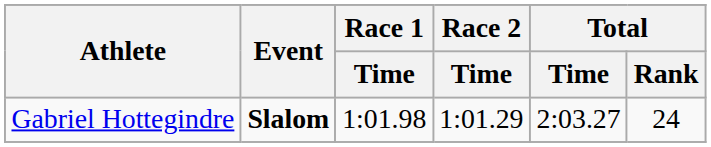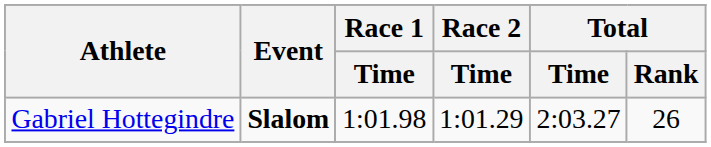(666, 119) 24 -> (666, 119) 26
